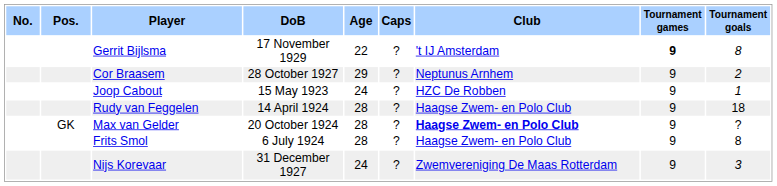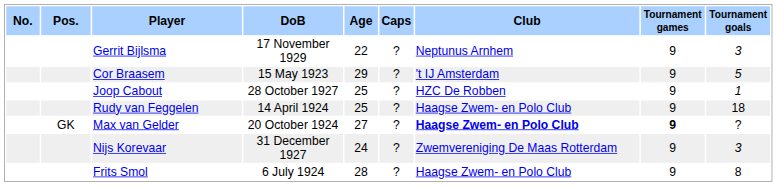(457, 51) 't IJ Amsterdam -> (464, 51) Neptunus Arnhem
(673, 51) bold -> (673, 51) normal
(738, 51) 8 -> (738, 51) 3
(293, 74) 28 October 1927 -> (293, 74) 15 May 1923
(464, 74) Neptunus Arnhem -> (457, 74) 't IJ Amsterdam
(738, 74) 2 -> (738, 74) 5
(293, 91) 15 May 1923 -> (293, 91) 28 October 1927
(361, 91) 24 -> (361, 91) 25
(361, 108) 28 -> (361, 108) 25
(361, 124) 28 -> (361, 124) 27
(673, 124) normal -> (673, 124) bold
rows swapped: (130, 165) <-> (120, 141)
